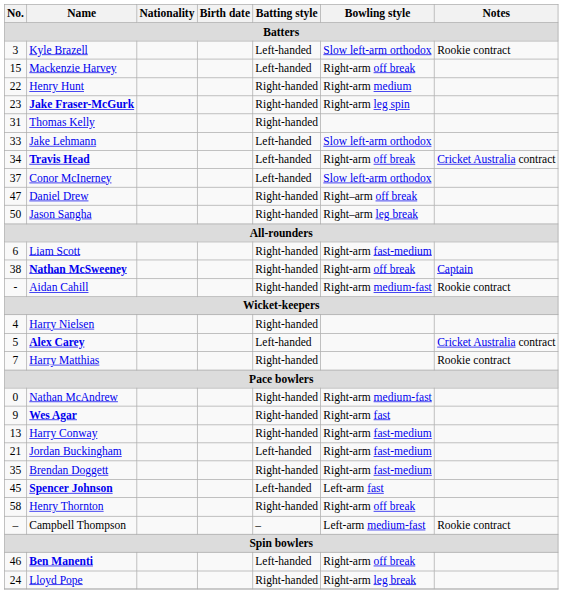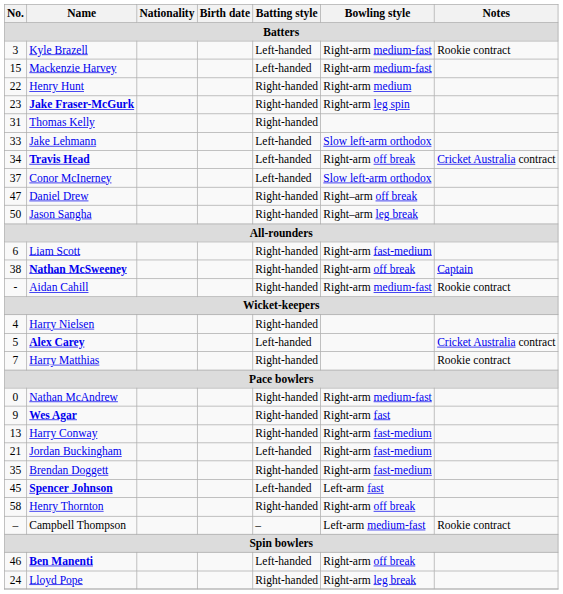(377, 50) Slow left-arm orthodox -> (378, 50) Right-arm medium-fast
(369, 68) Right-arm off break -> (378, 68) Right-arm medium-fast
